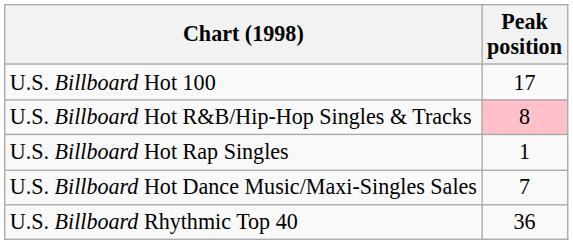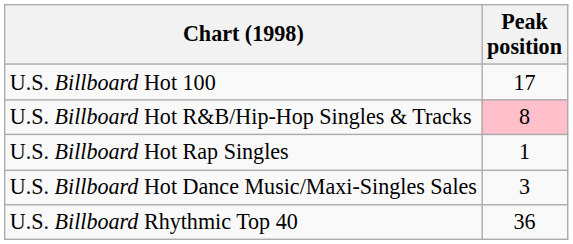(525, 186) 7 -> (525, 186) 3
